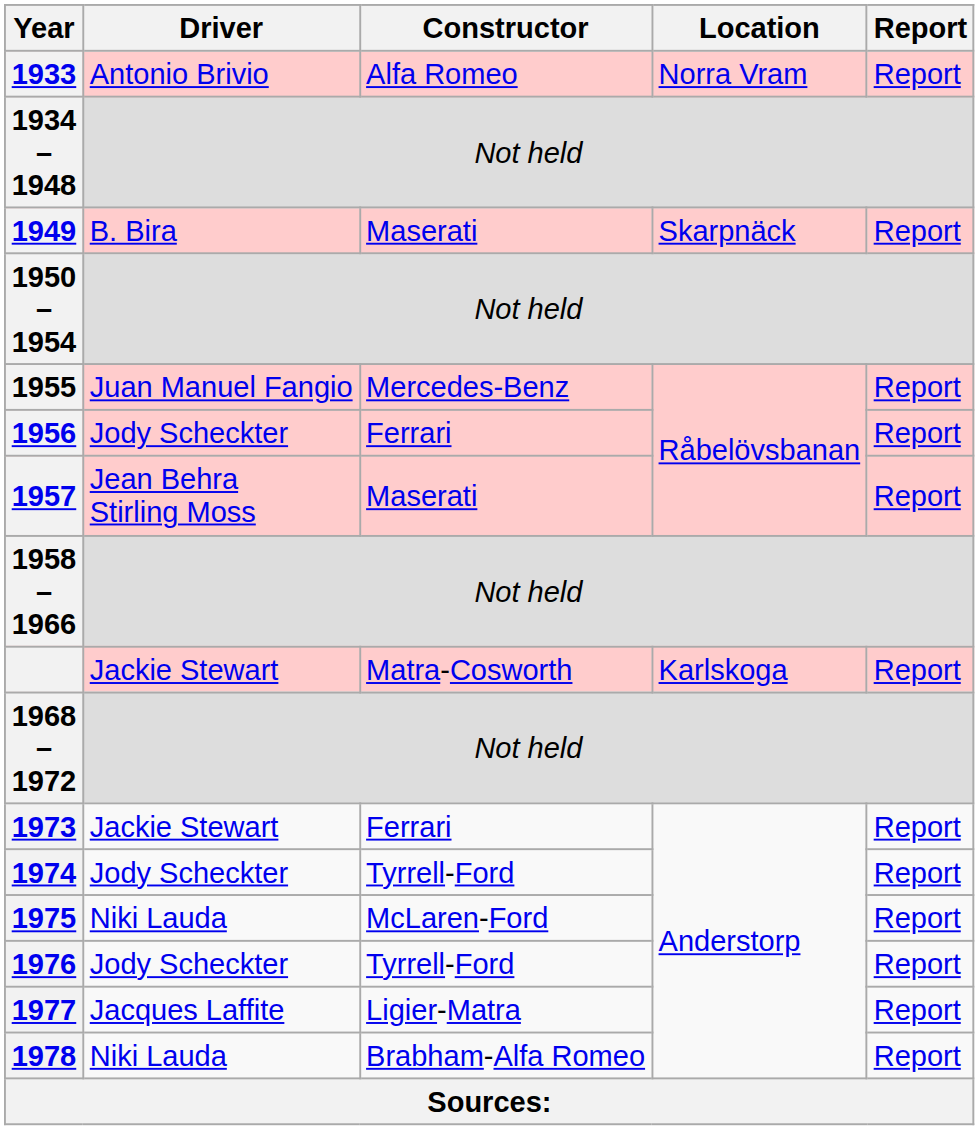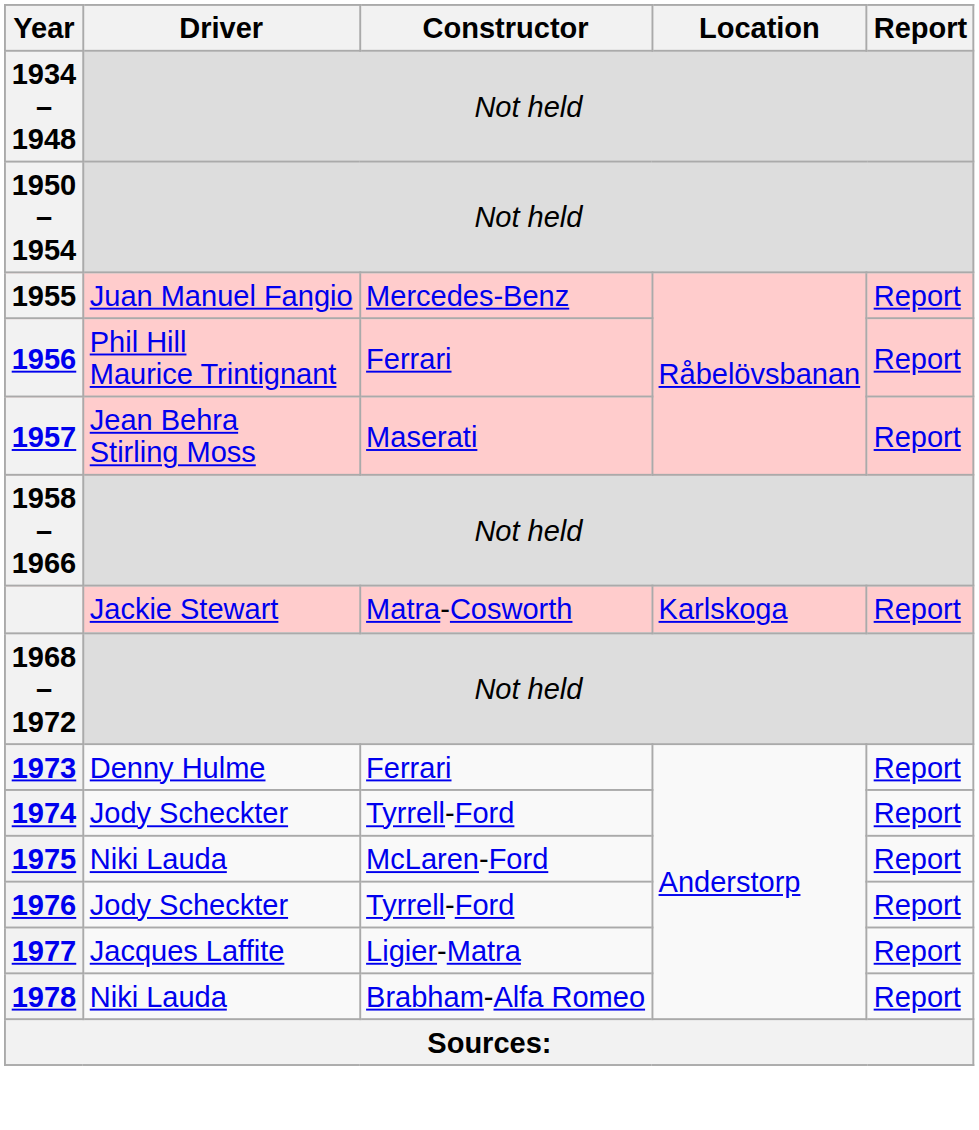- row: (44, 74)
- row: (44, 231)
(189, 434) Jody Scheckter -> (213, 358) Phil Hill Maurice Trintignant
(184, 826) Jackie Stewart -> (178, 766) Denny Hulme
